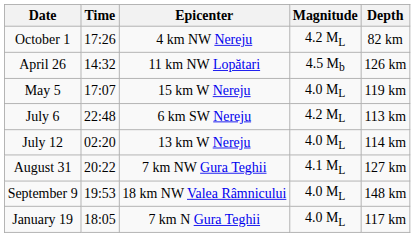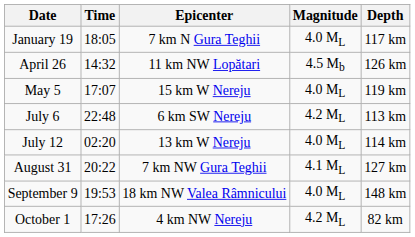rows swapped: (43, 219) <-> (43, 39)
